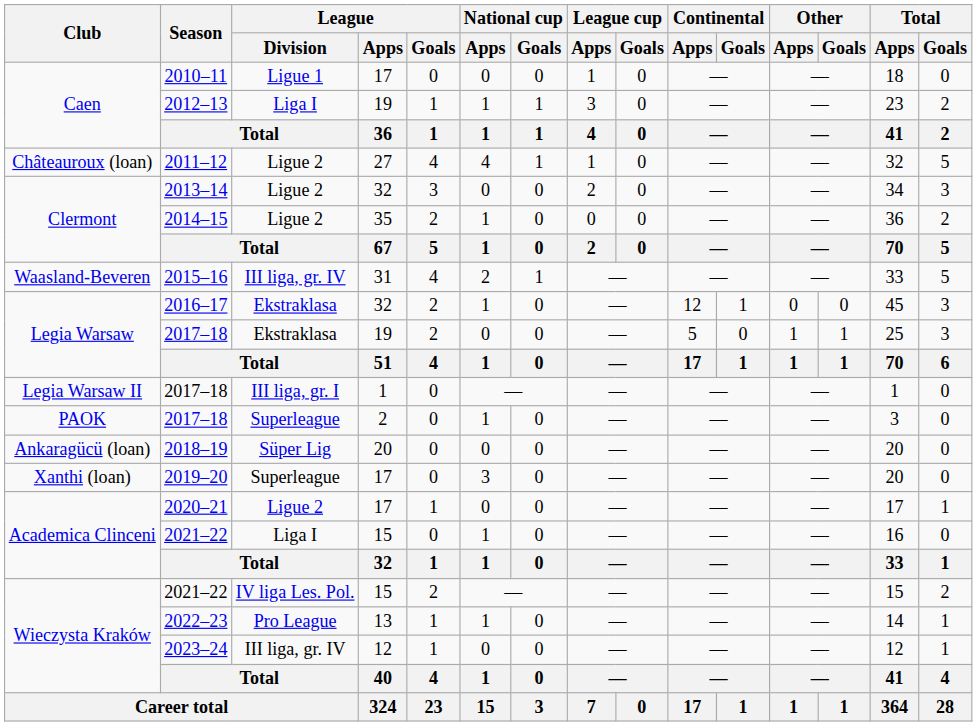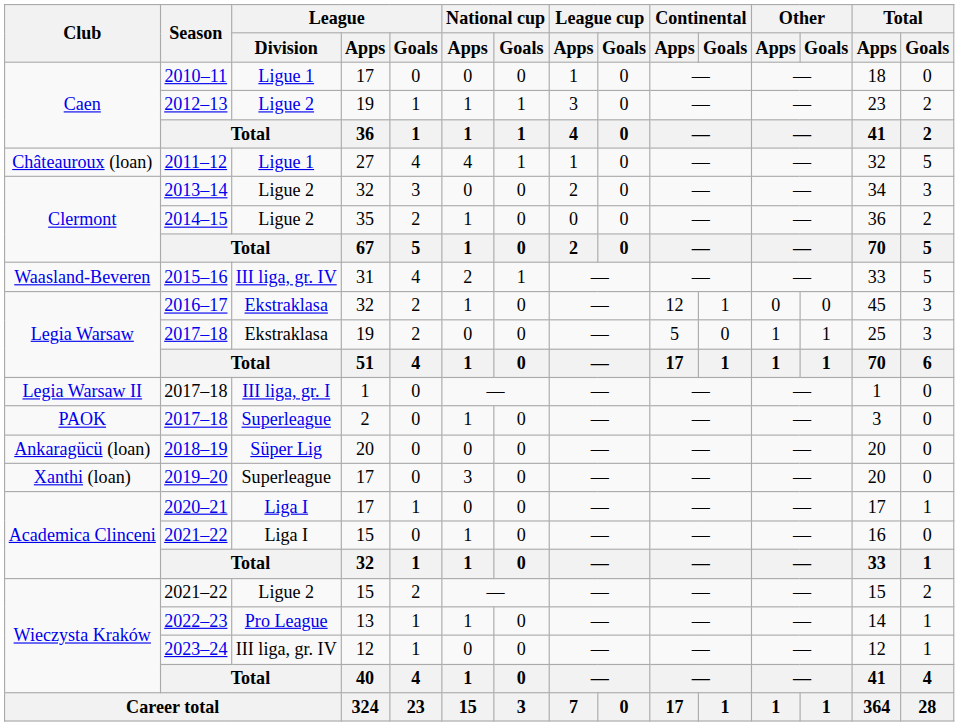(295, 104) Liga I -> (286, 104) Ligue 2
(295, 162) Ligue 2 -> (286, 162) Ligue 1
(295, 506) Ligue 2 -> (286, 506) Liga I
(295, 592) IV liga Les. Pol. -> (286, 592) Ligue 2
